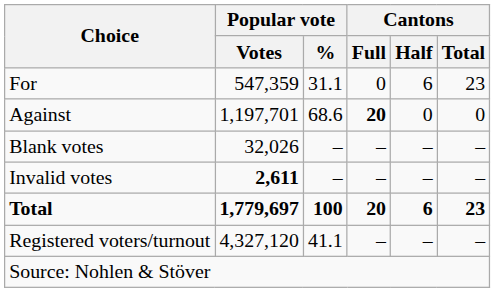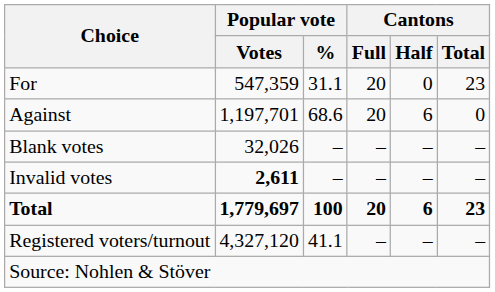(381, 83) 0 -> (376, 83) 20
(428, 83) 6 -> (428, 83) 0
(376, 114) bold -> (376, 114) normal
(428, 114) 0 -> (428, 114) 6
